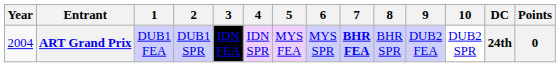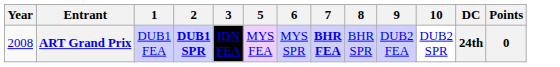- column: (258, 14)
(20, 43) 2004 -> (20, 43) 2008
(194, 43) normal -> (194, 43) bold
